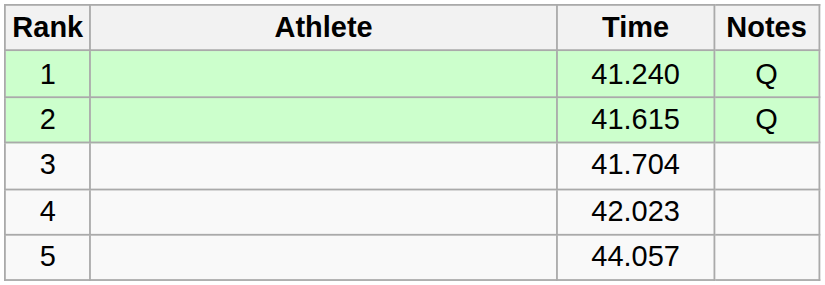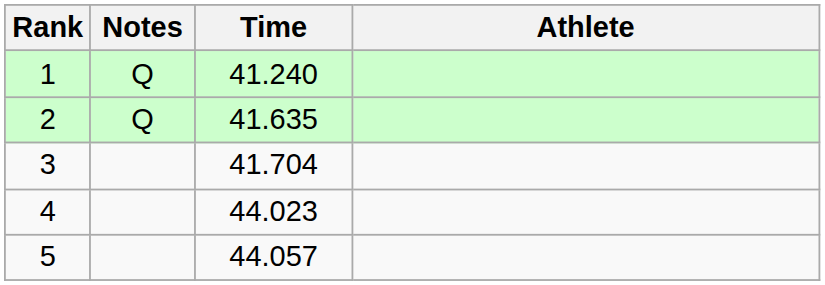columns swapped: (324, 27) <-> (767, 27)
(636, 119) 41.615 -> (274, 119) 41.635
(636, 211) 42.023 -> (274, 211) 44.023
